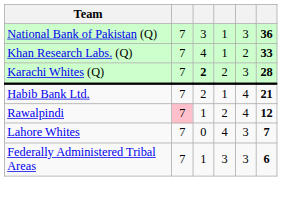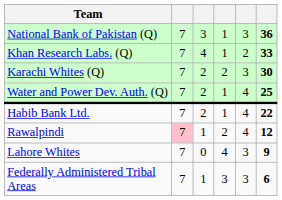(203, 72) bold -> (203, 72) normal
(267, 72) 28 -> (267, 72) 30
+ row: (88, 92)
(267, 93) 21 -> (267, 113) 22
(267, 133) 7 -> (267, 152) 9
